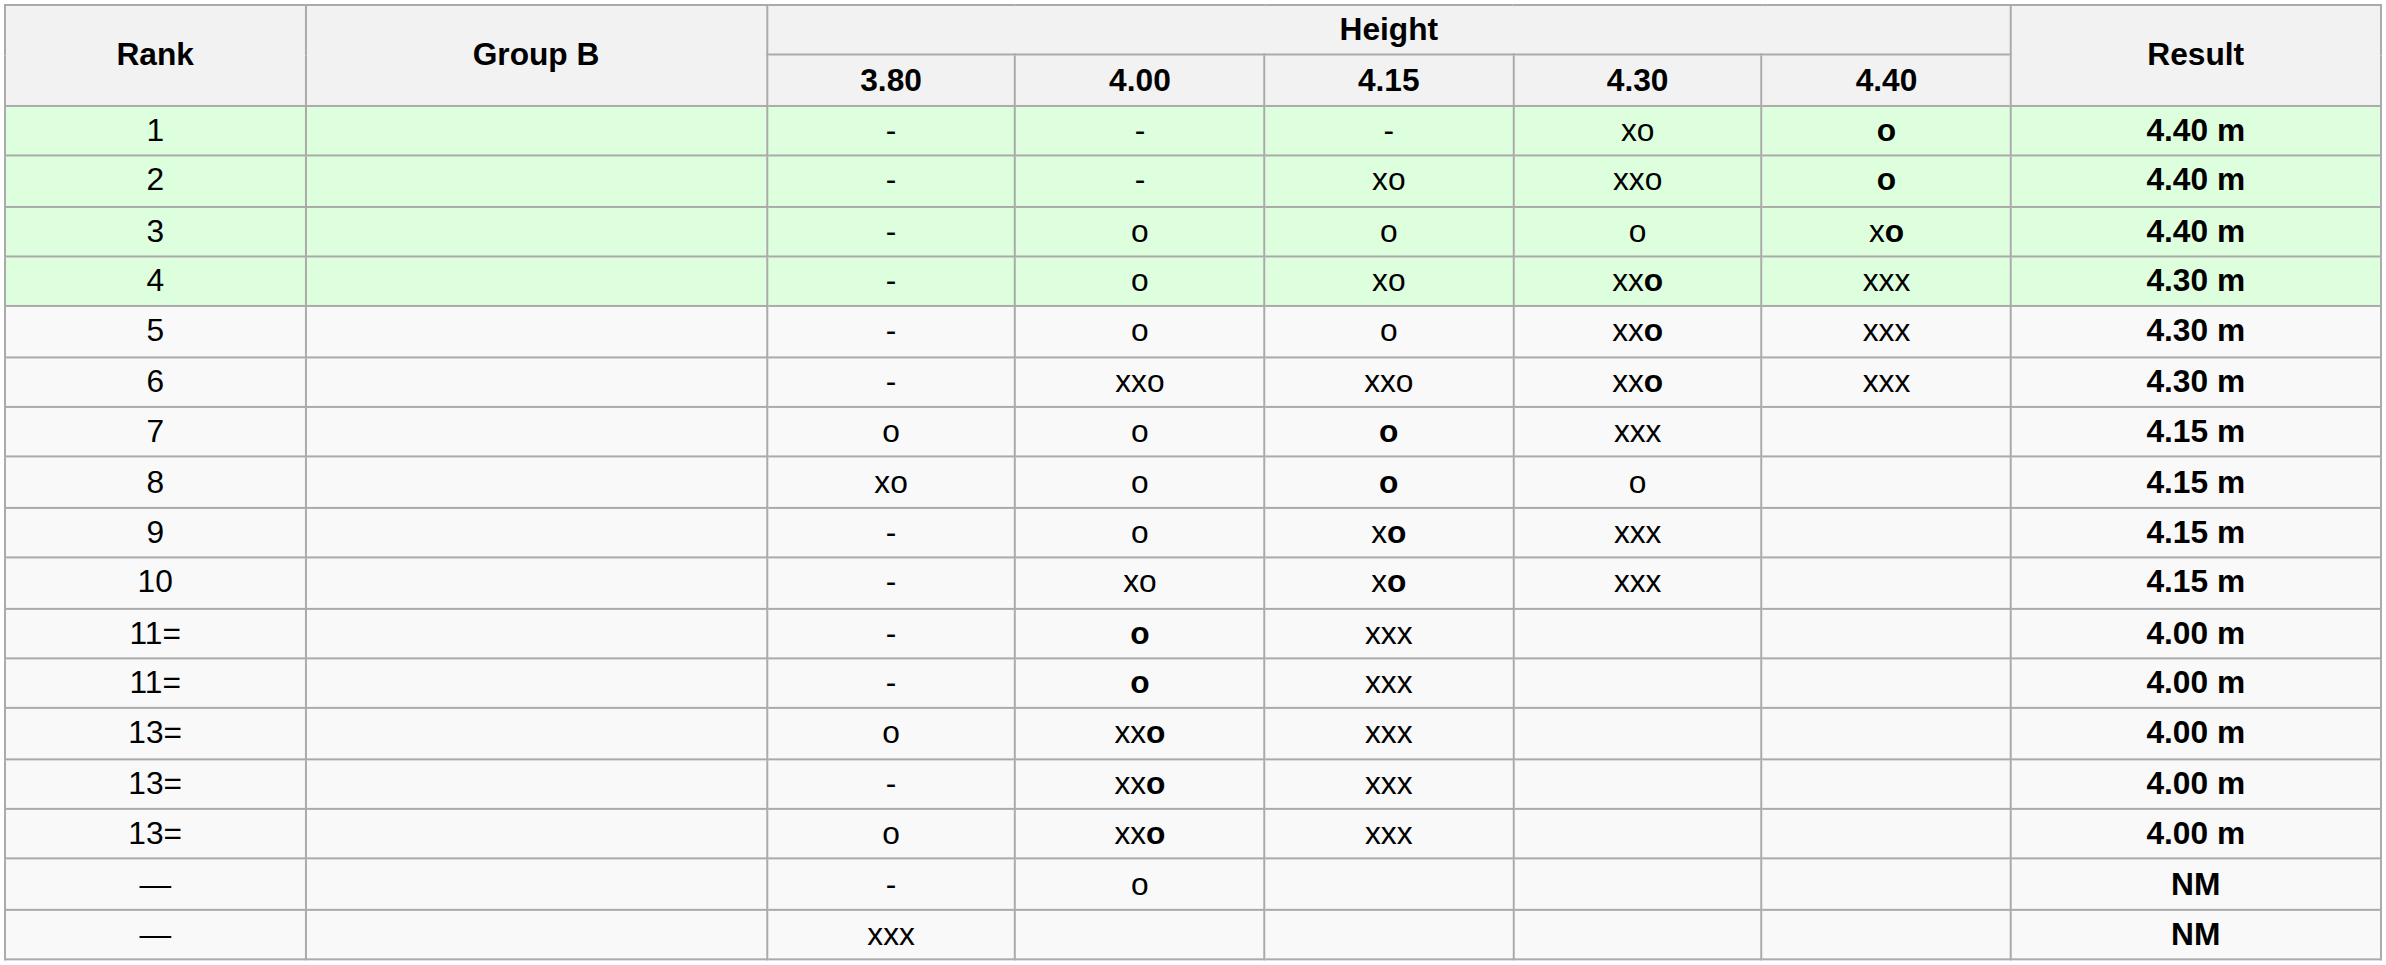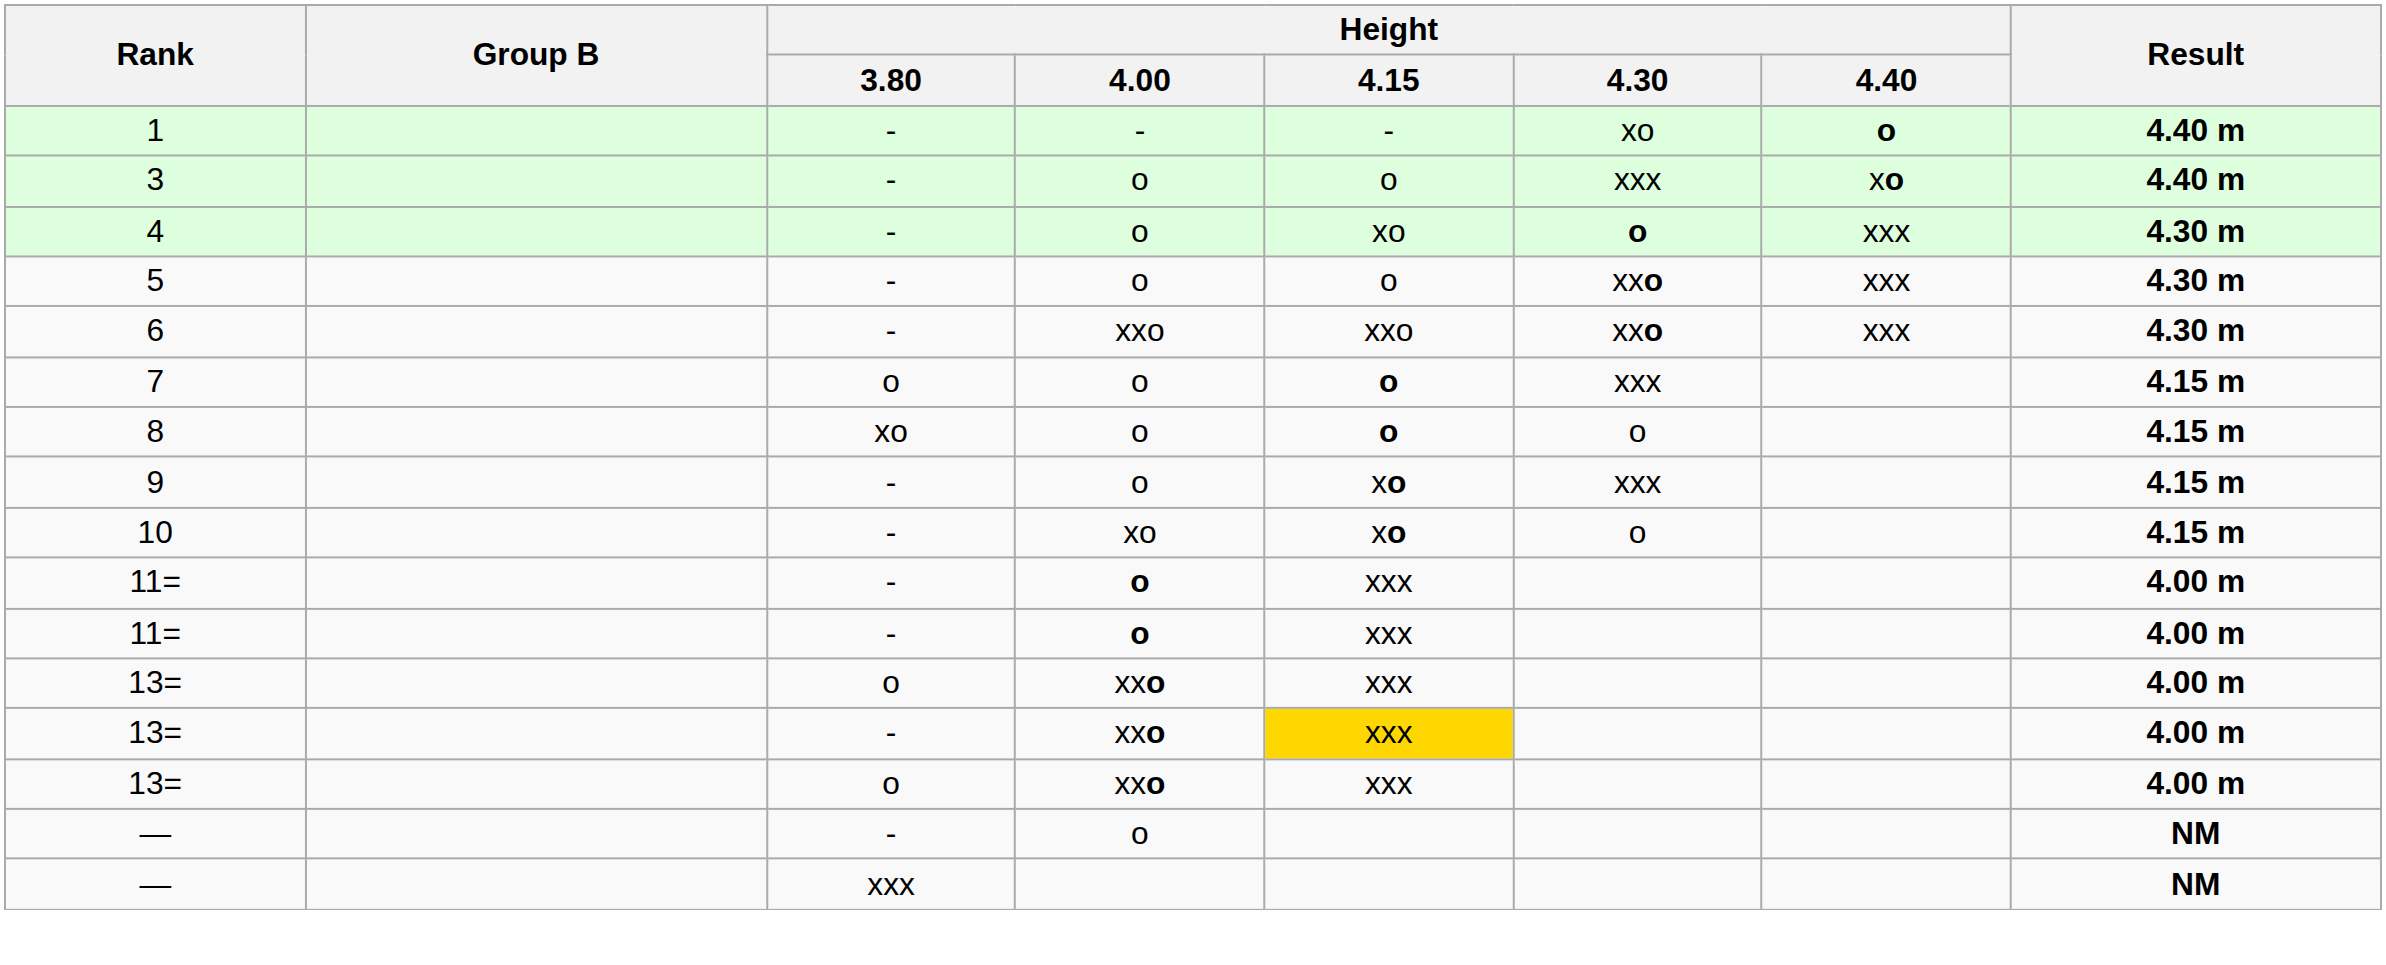- row: (155, 180)
(1638, 230) o -> (1638, 180) xxx
(1638, 280) xxo -> (1638, 230) o
(1638, 582) xxx -> (1638, 532) o
(1389, 783) no background -> (1389, 733) gold background
